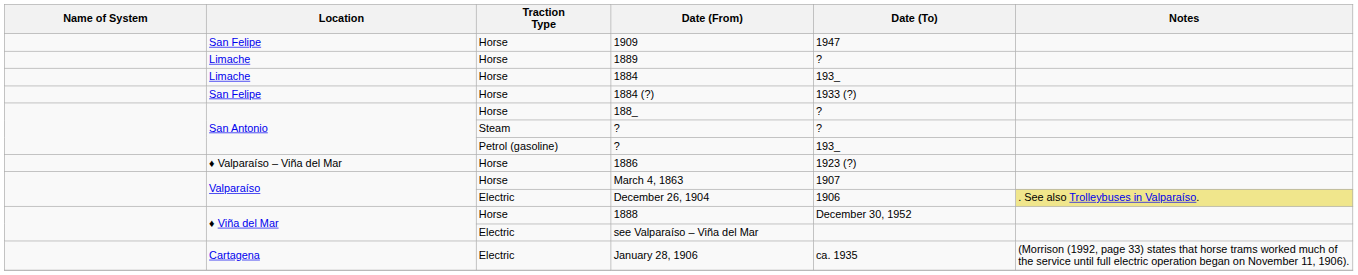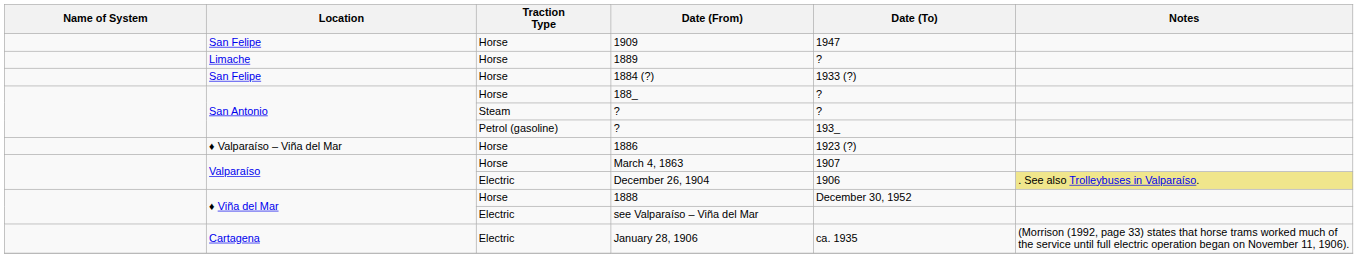- row: (493, 77)
